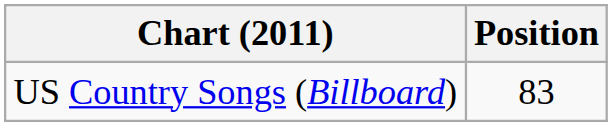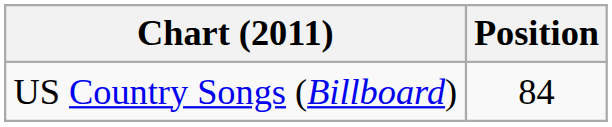(536, 90) 83 -> (536, 90) 84
